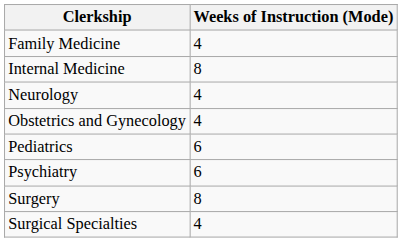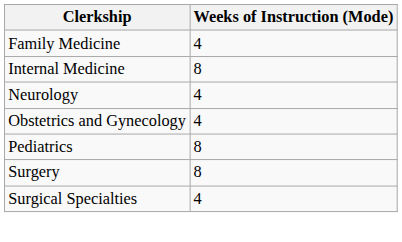(198, 146) 6 -> (198, 146) 8
- row: (43, 172)
